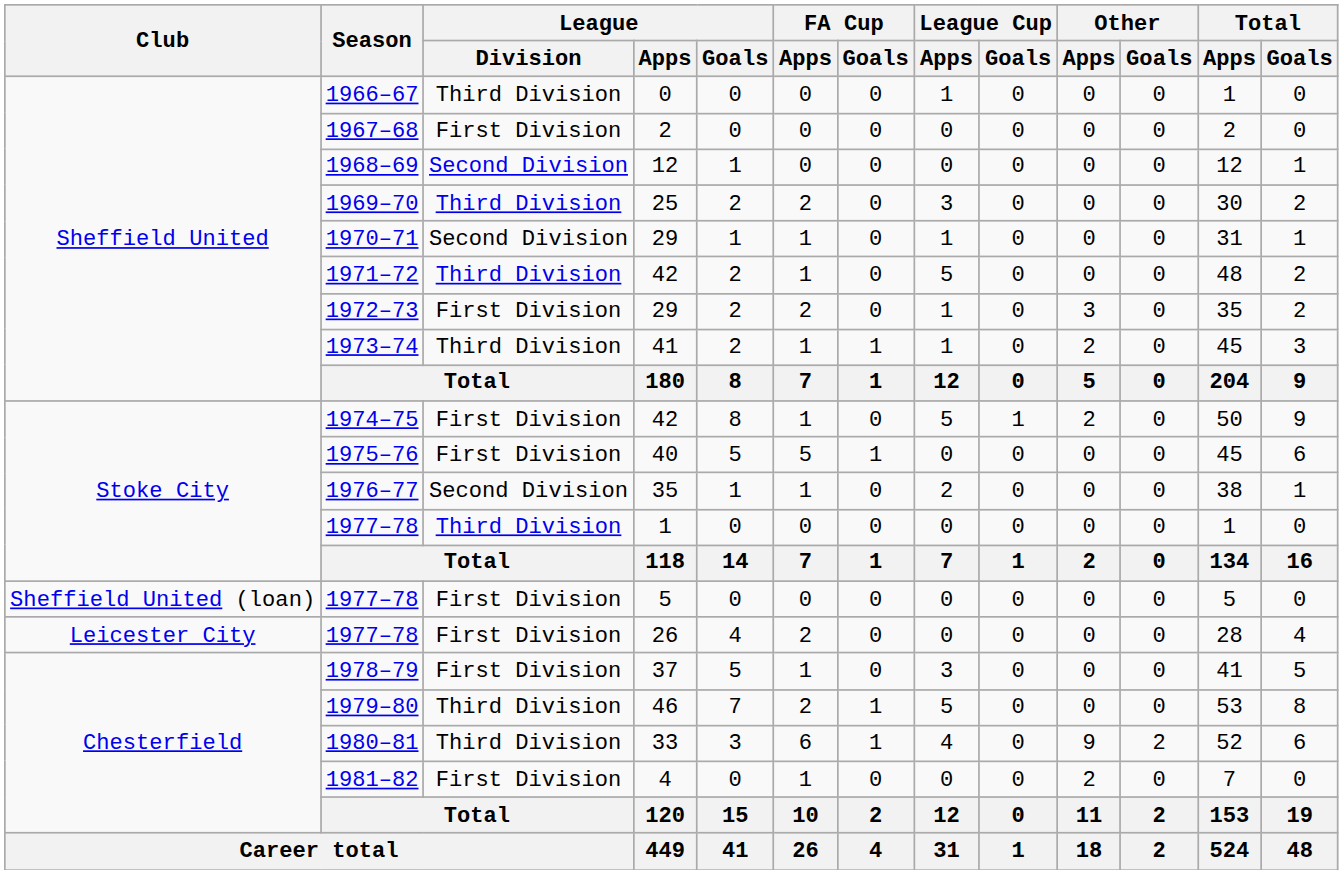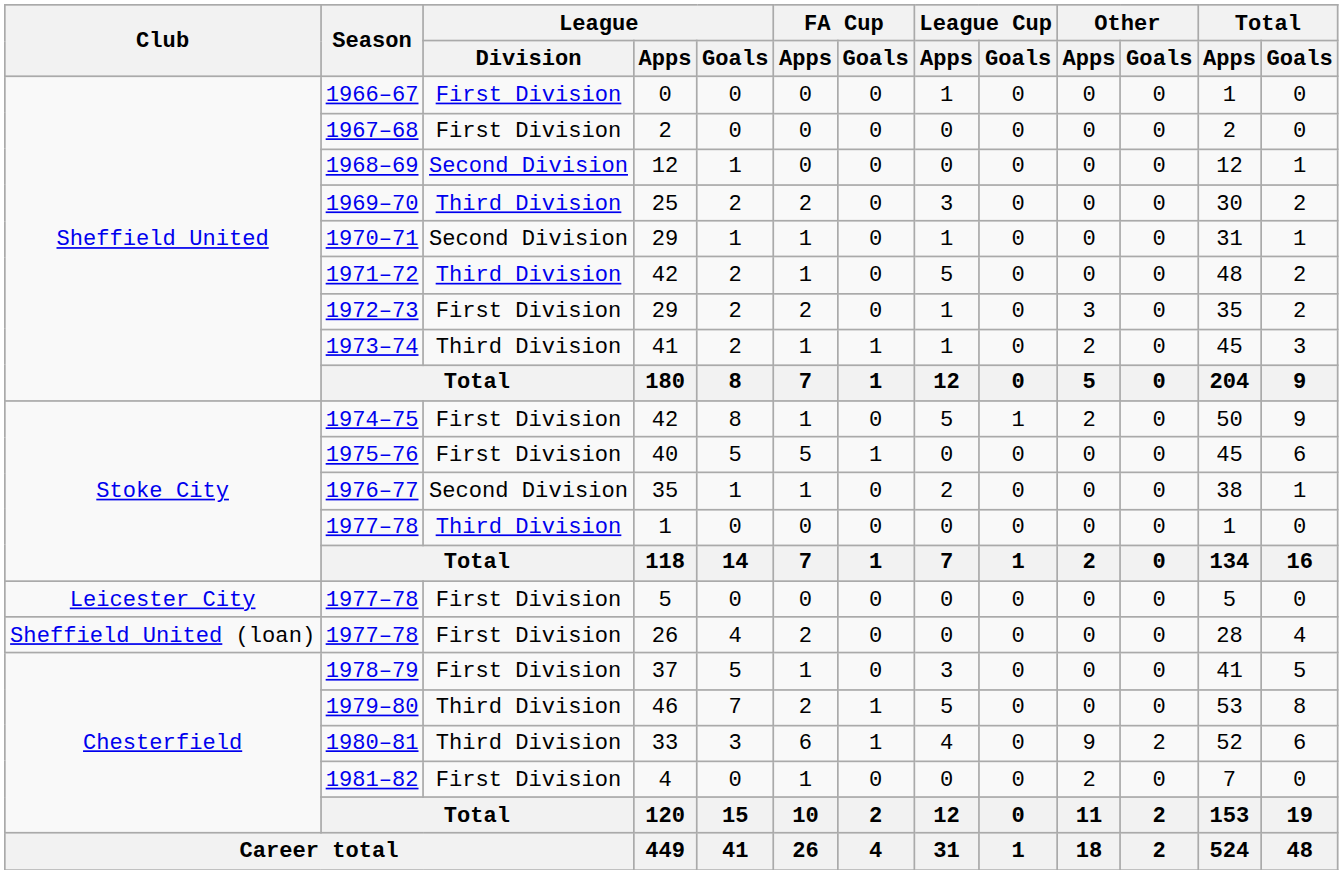(529, 95) Third Division -> (529, 95) First Division
(163, 599) Sheffield United (loan) -> (163, 599) Leicester City
(163, 635) Leicester City -> (163, 635) Sheffield United (loan)
